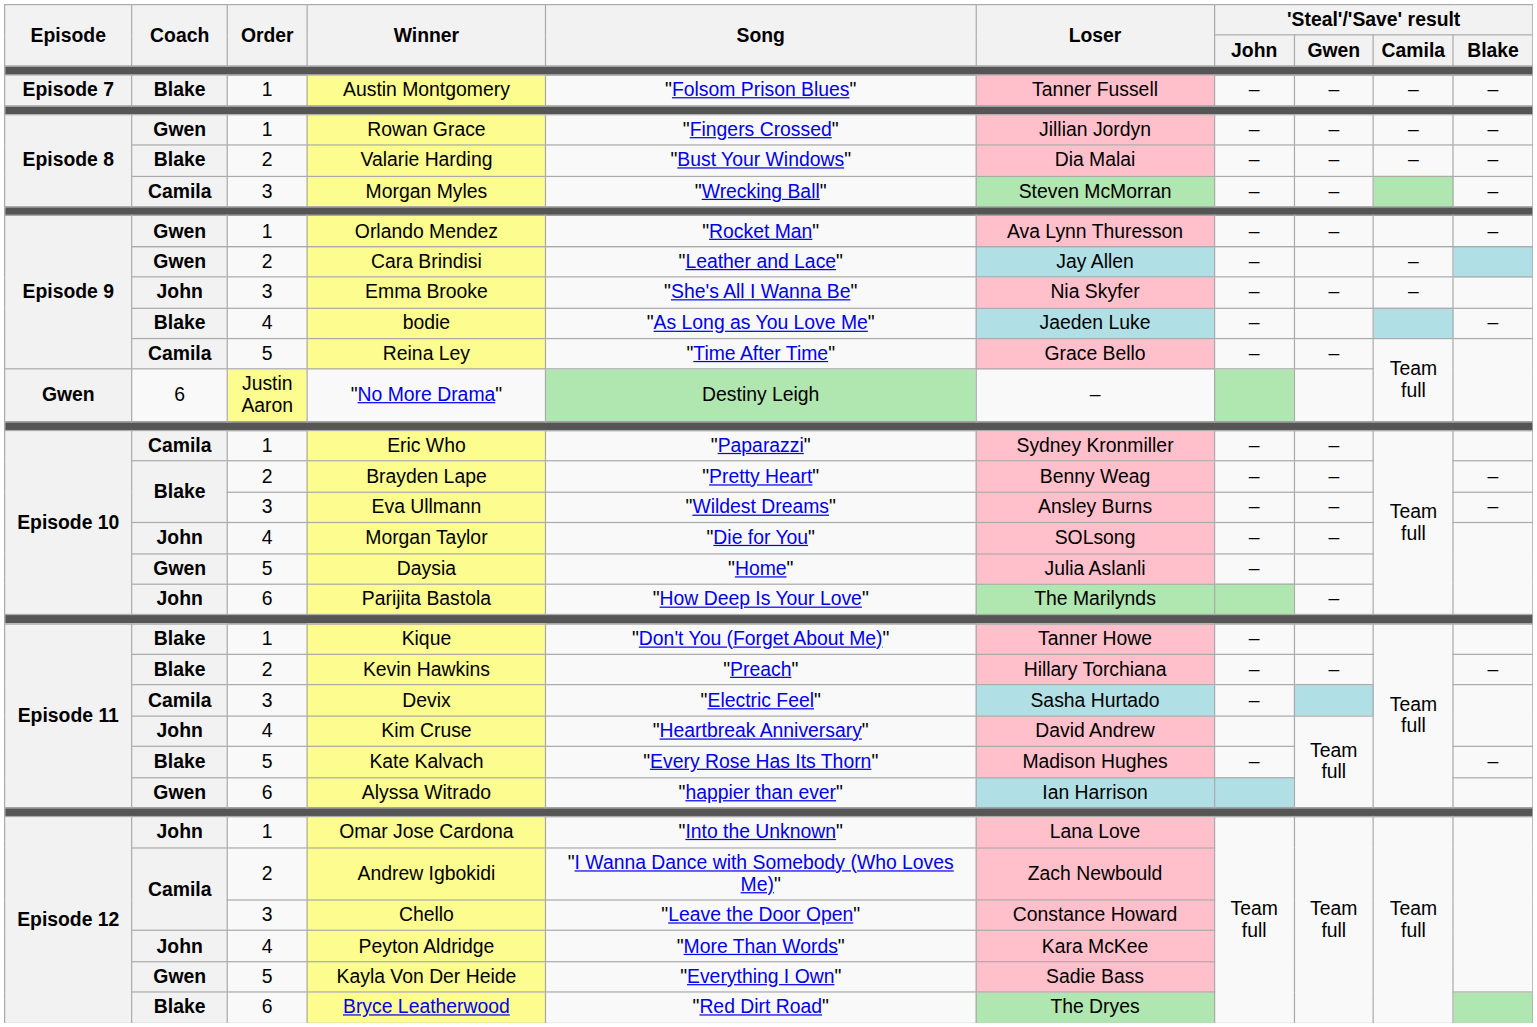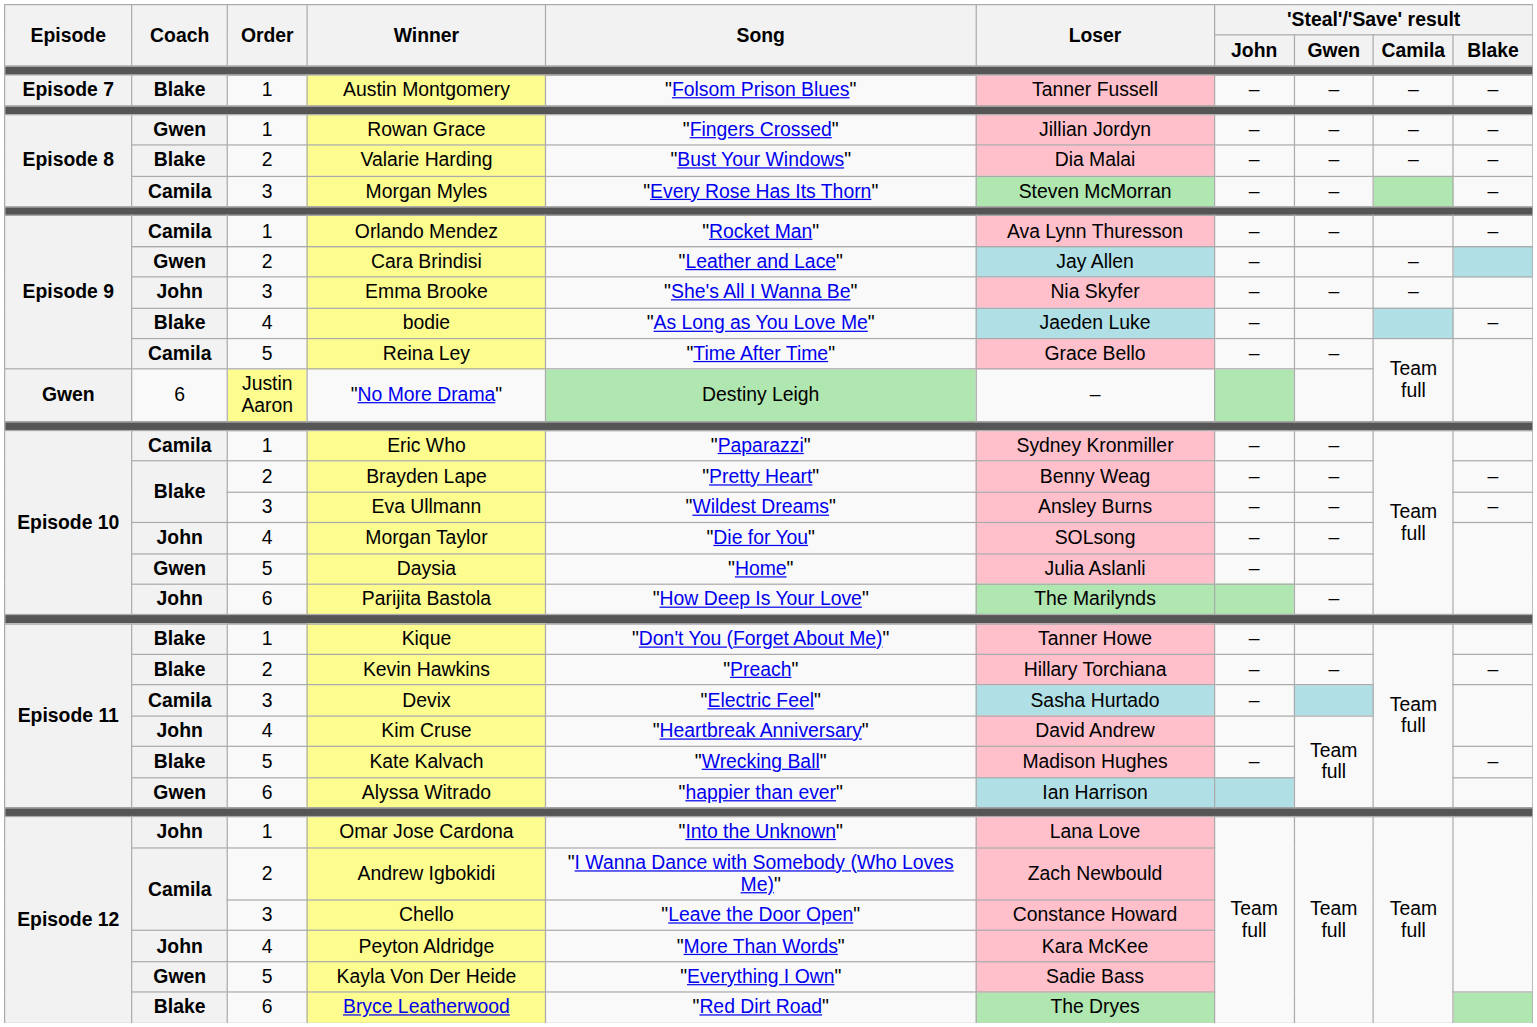(761, 191) "Wrecking Ball" -> (761, 191) "Every Rose Has Its Thorn"
(180, 230) Gwen -> (180, 230) Camila
(761, 761) "Every Rose Has Its Thorn" -> (761, 761) "Wrecking Ball"
